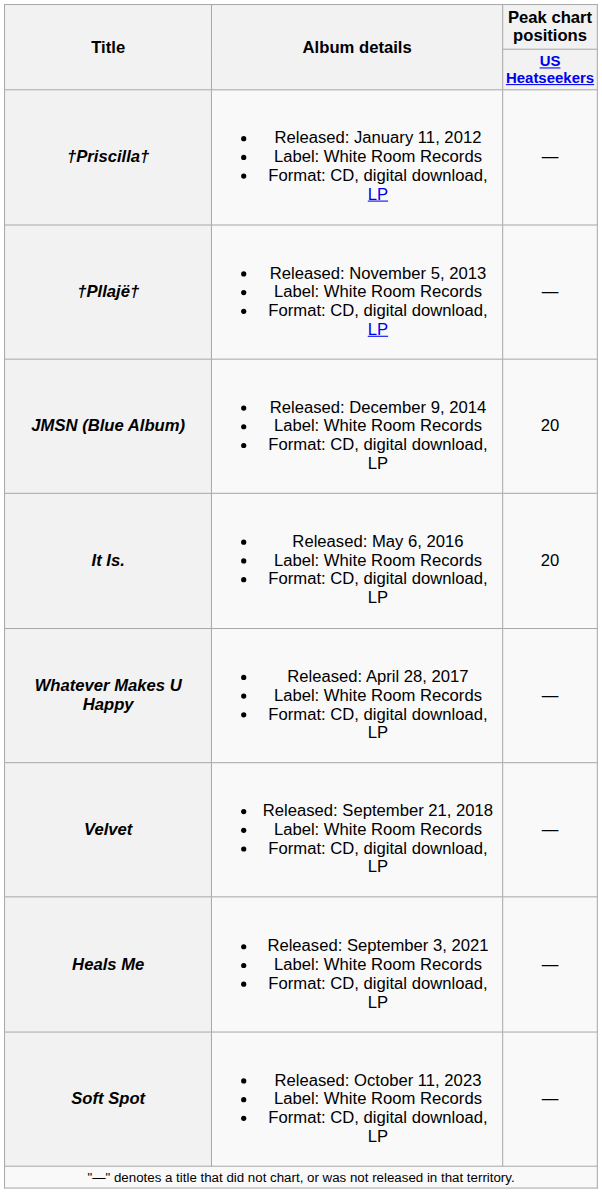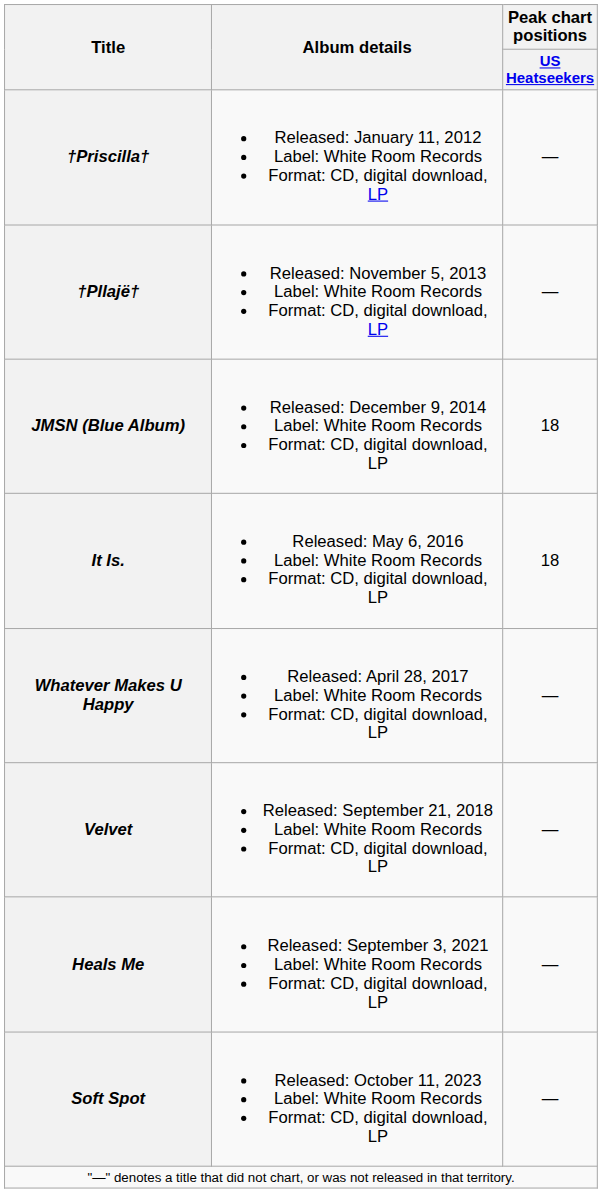(550, 426) 20 -> (550, 426) 18
(550, 560) 20 -> (550, 560) 18
